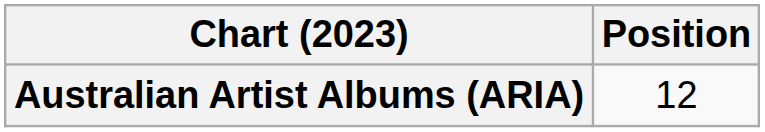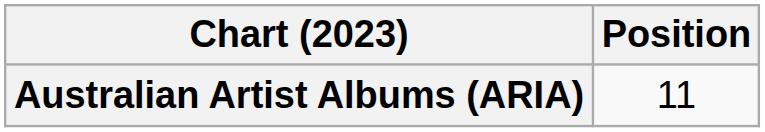(676, 94) 12 -> (676, 94) 11
